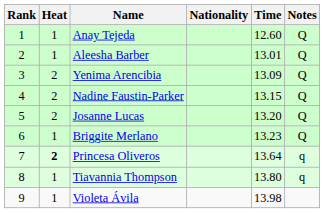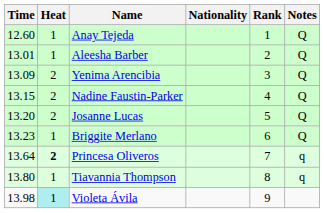columns swapped: (22, 14) <-> (268, 14)
(54, 197) no background -> (53, 197) paleturquoise background
